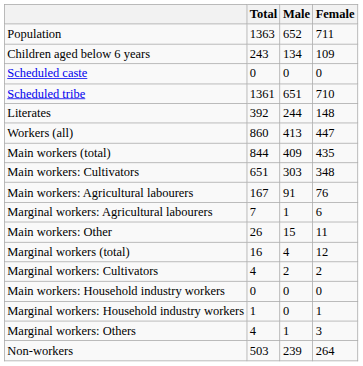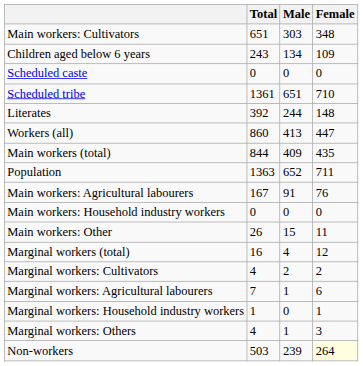rows swapped: (34, 34) <-> (73, 172)
rows swapped: (116, 291) <-> (110, 212)
(325, 350) no background -> (325, 350) lightyellow background
